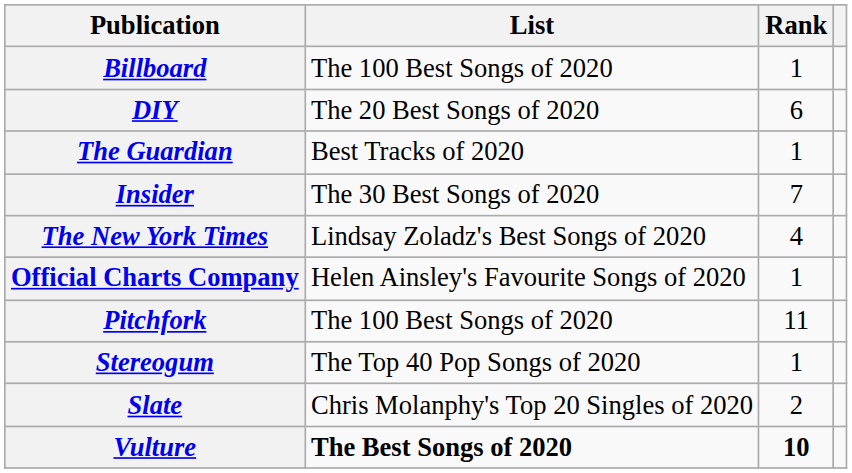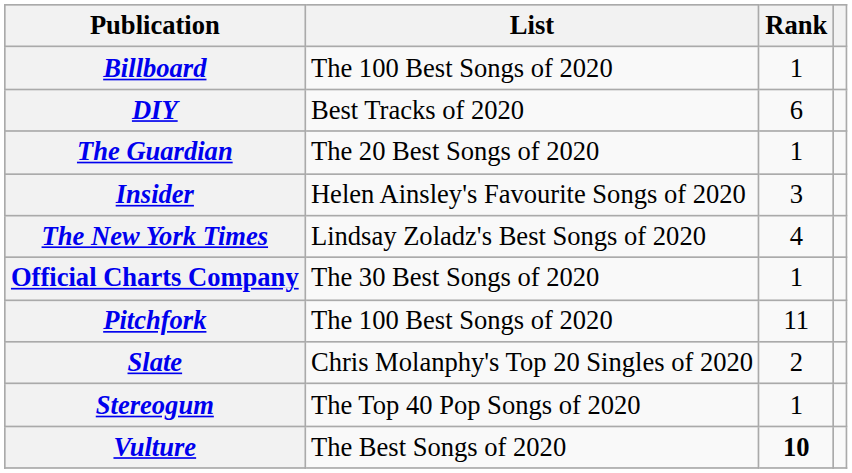(455, 109) The 20 Best Songs of 2020 -> (418, 109) Best Tracks of 2020
(418, 151) Best Tracks of 2020 -> (455, 151) The 20 Best Songs of 2020
(455, 194) The 30 Best Songs of 2020 -> (528, 194) Helen Ainsley's Favourite Songs of 2020
(796, 194) 7 -> (796, 194) 3
(528, 278) Helen Ainsley's Favourite Songs of 2020 -> (455, 278) The 30 Best Songs of 2020
rows swapped: (155, 404) <-> (155, 362)
(442, 446) bold -> (439, 446) normal
